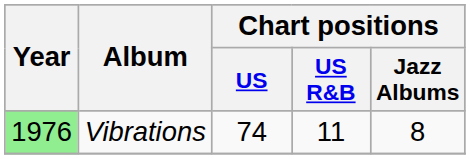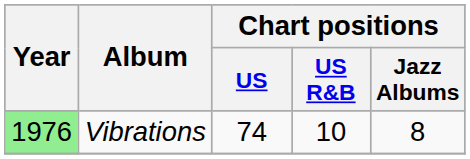(331, 131) 11 -> (331, 131) 10
